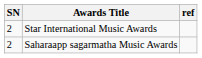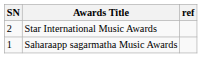(9, 45) 2 -> (9, 45) 1
